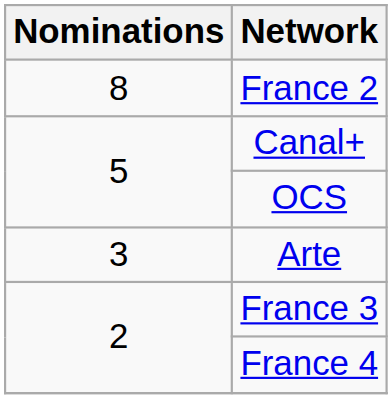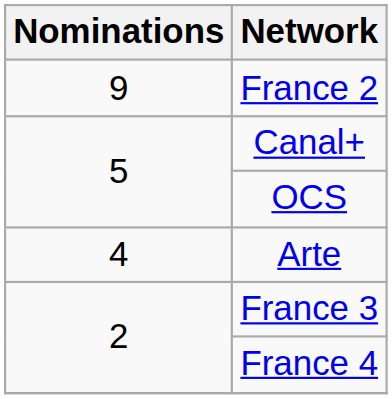(119, 87) 8 -> (119, 87) 9
(119, 253) 3 -> (119, 253) 4
